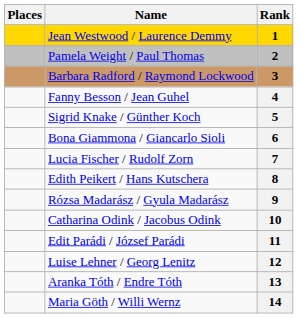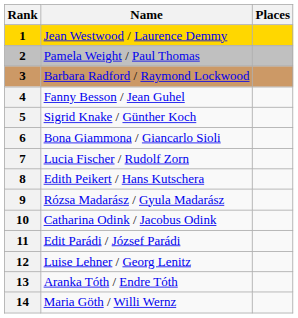columns swapped: (275, 14) <-> (25, 14)
